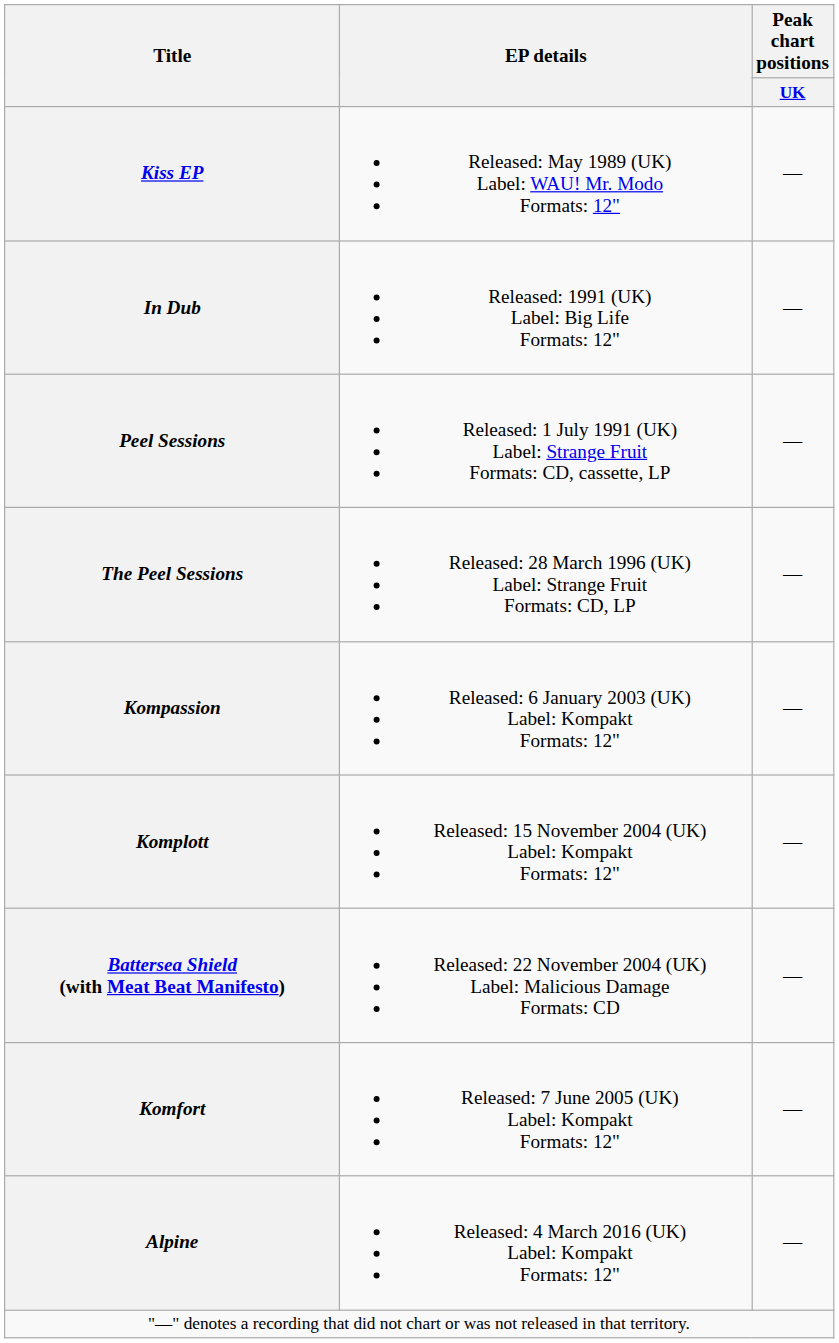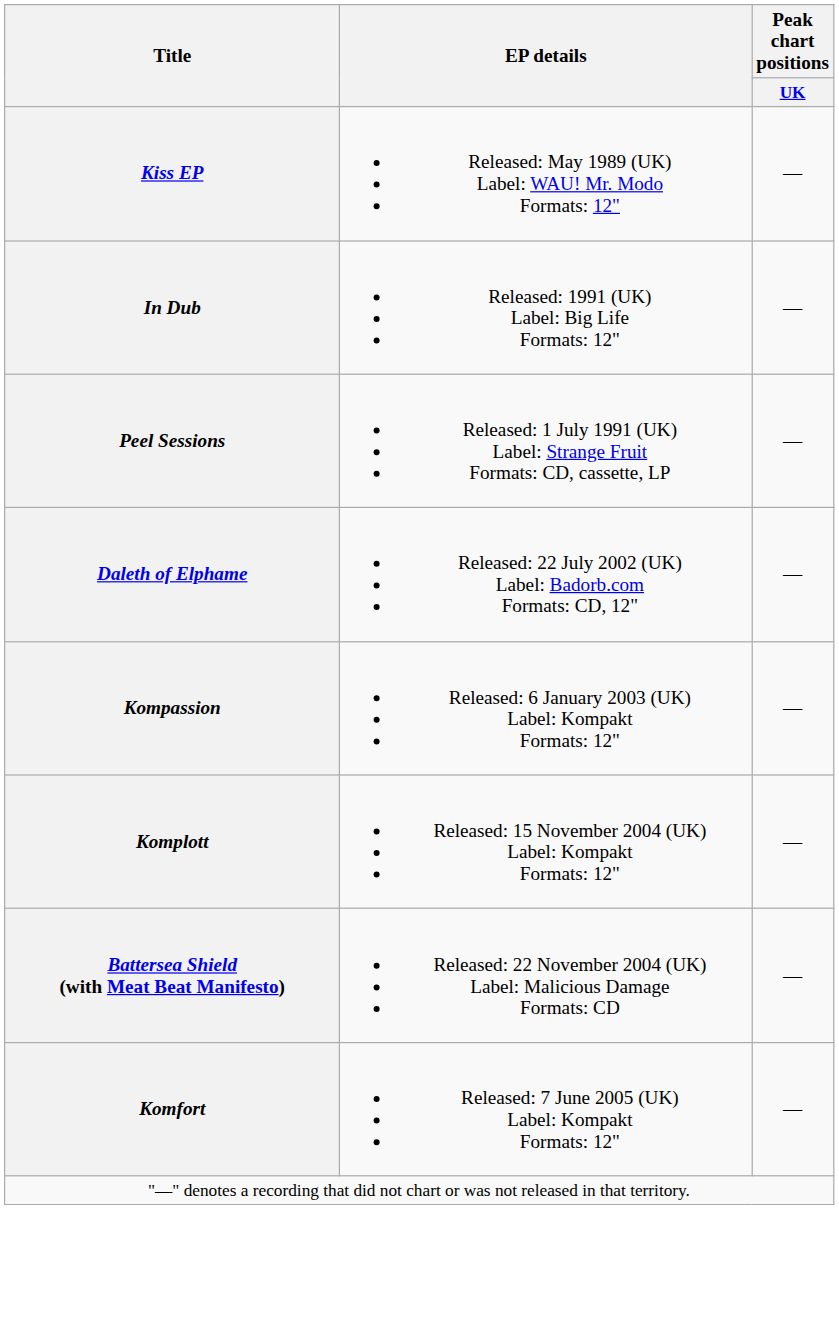- row: (172, 574)
+ row: (172, 574)
- row: (172, 1242)
